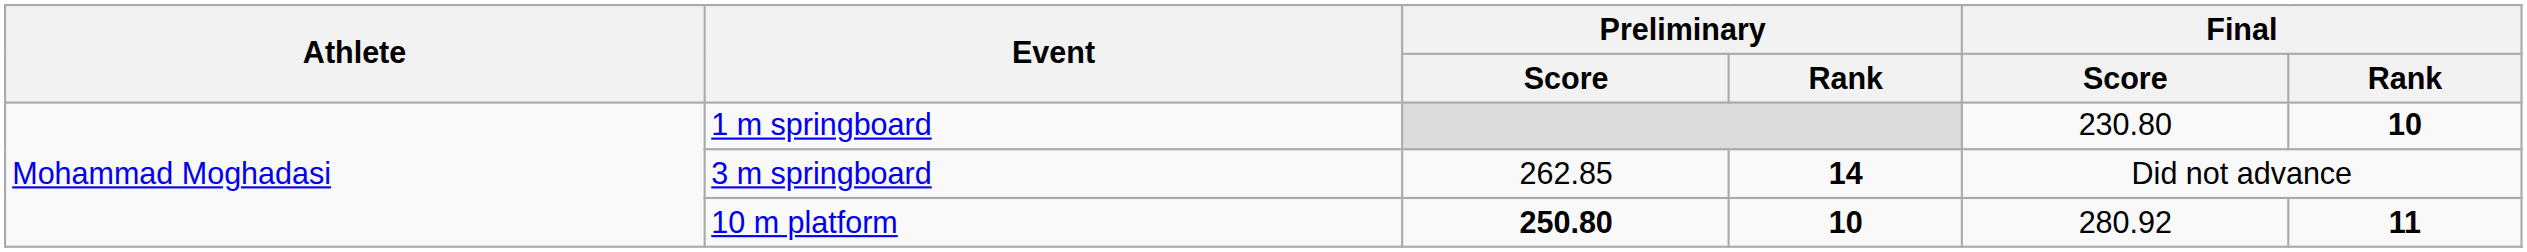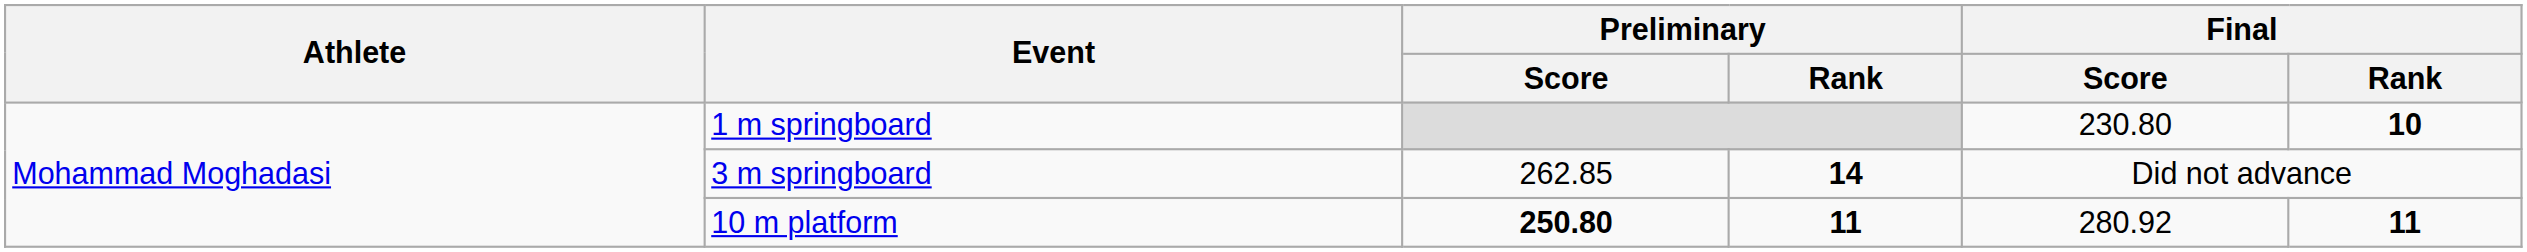(1846, 222) 10 -> (1846, 222) 11
